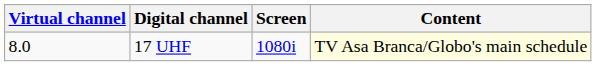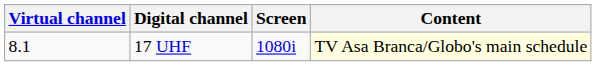(20, 46) 8.0 -> (20, 46) 8.1
